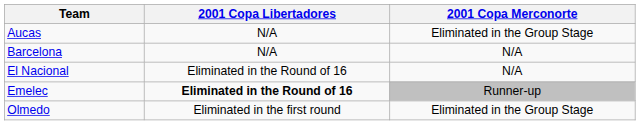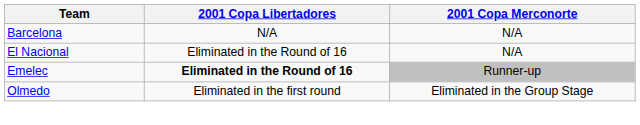- row: (24, 33)
